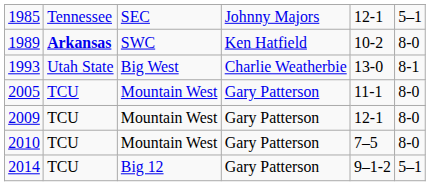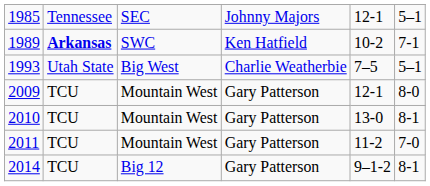(409, 42) 8-0 -> (409, 42) 7-1
(369, 67) 13-0 -> (366, 67) 7–5
(409, 67) 8-1 -> (410, 67) 5–1
- row: (24, 92)
(366, 142) 7–5 -> (369, 117) 13-0
(409, 142) 8-0 -> (409, 117) 8-1
+ row: (24, 142)
(410, 167) 5–1 -> (409, 167) 8-1
